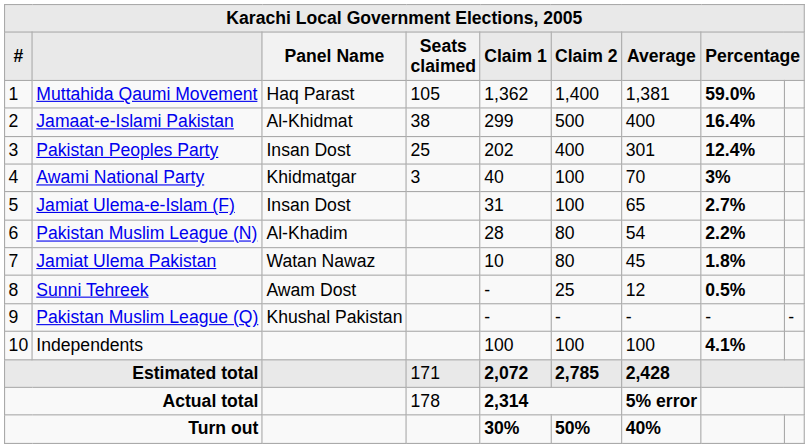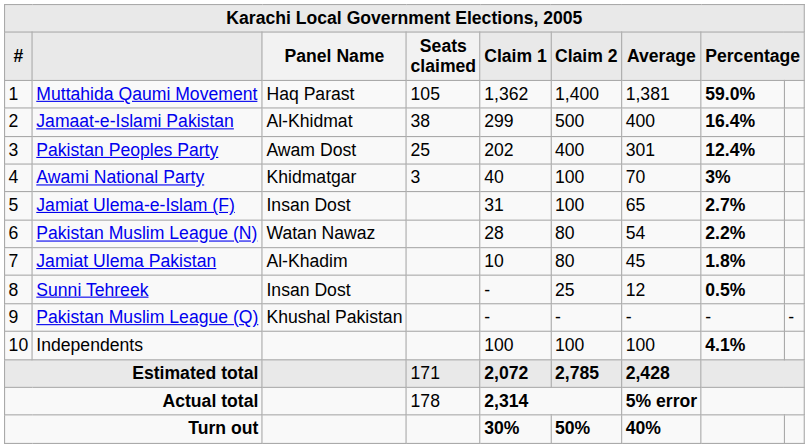(309, 149) Insan Dost -> (311, 149) Awam Dost
(307, 233) Al-Khadim -> (321, 233) Watan Nawaz
(321, 261) Watan Nawaz -> (307, 261) Al-Khadim
(311, 289) Awam Dost -> (309, 289) Insan Dost
